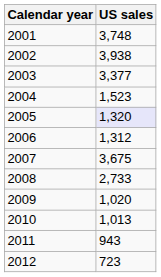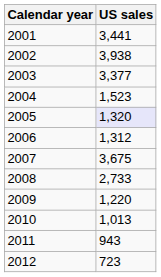(115, 35) 3,748 -> (115, 35) 3,441
(115, 199) 1,020 -> (115, 199) 1,220
